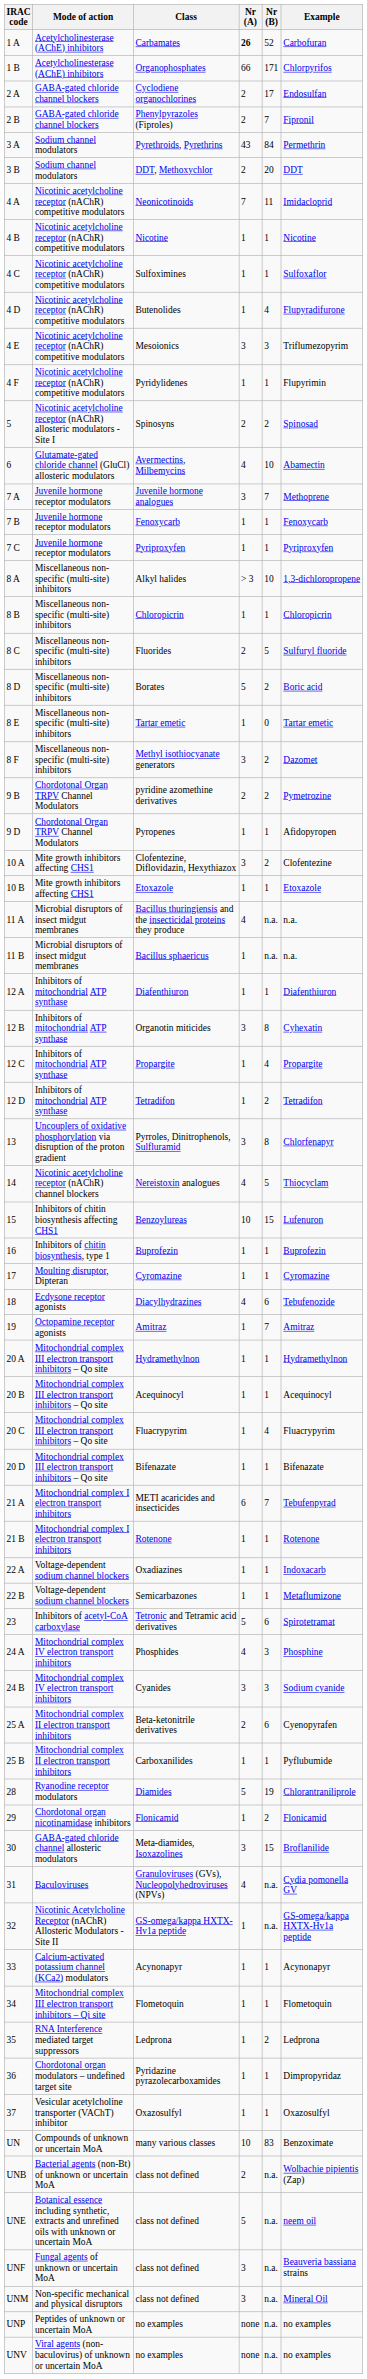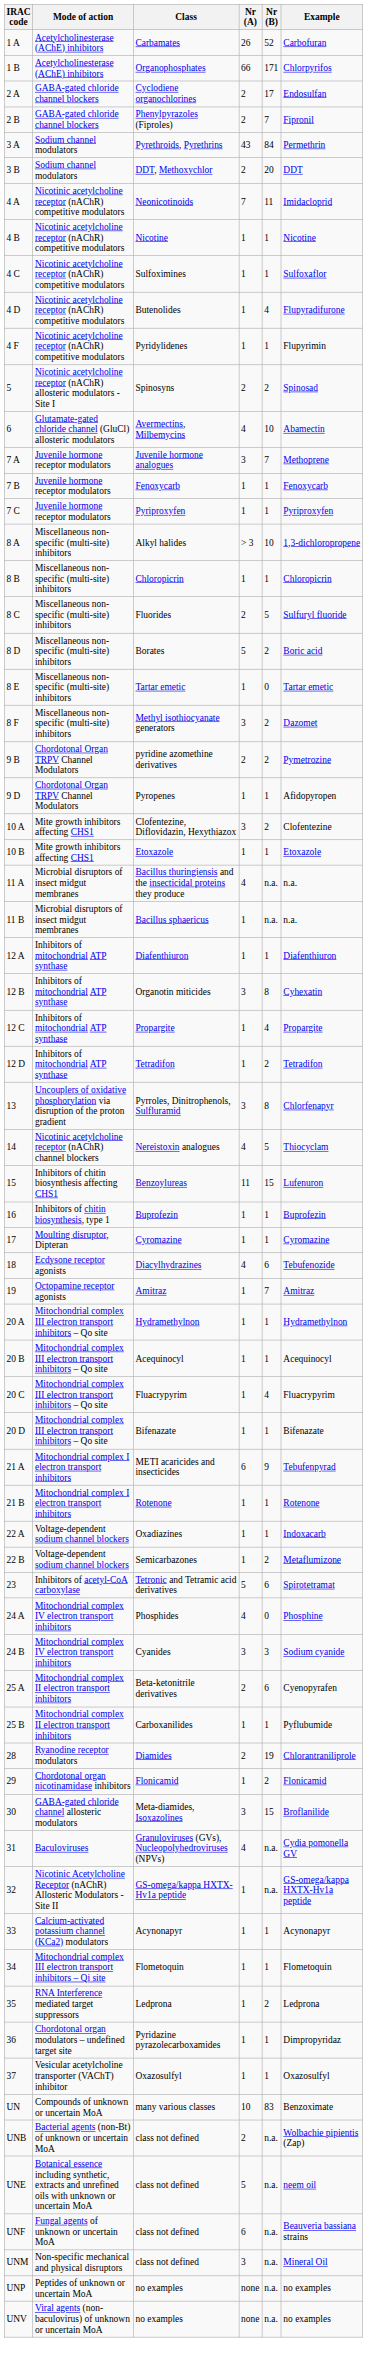(246, 42) bold -> (246, 42) normal
- row: (13, 346)
(246, 1220) 10 -> (246, 1183) 11
(267, 1503) 7 -> (267, 1467) 9
(267, 1596) 1 -> (267, 1559) 2
(267, 1652) 3 -> (267, 1616) 0
(243, 1792) 5 -> (243, 1755) 2
(243, 2268) 3 -> (243, 2232) 6
